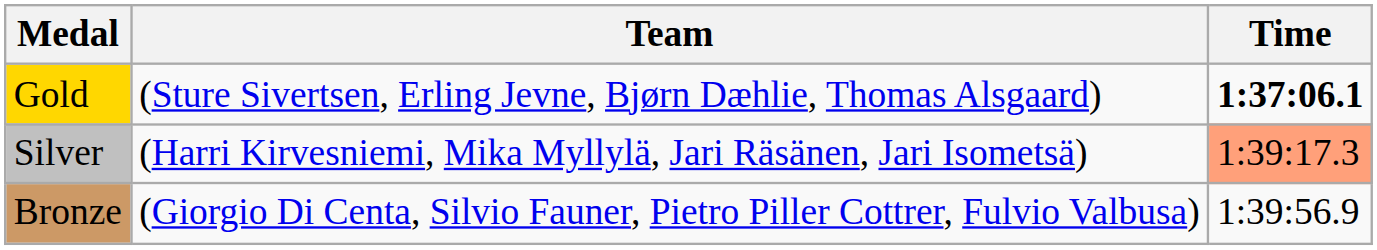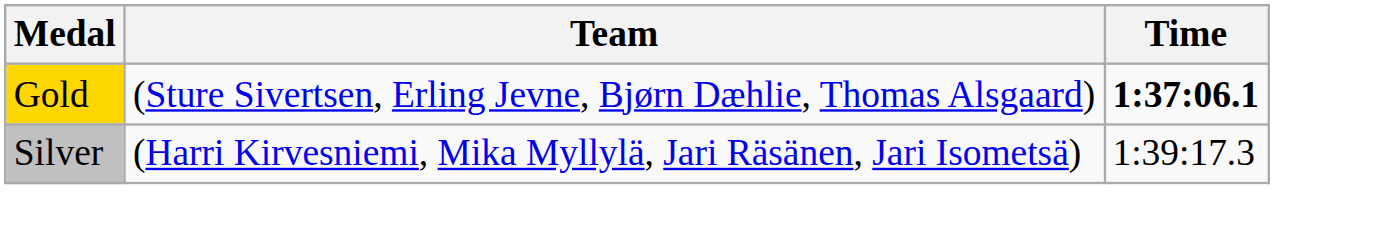(1288, 152) lightsalmon background -> (1184, 152) no background
- row: (68, 212)
